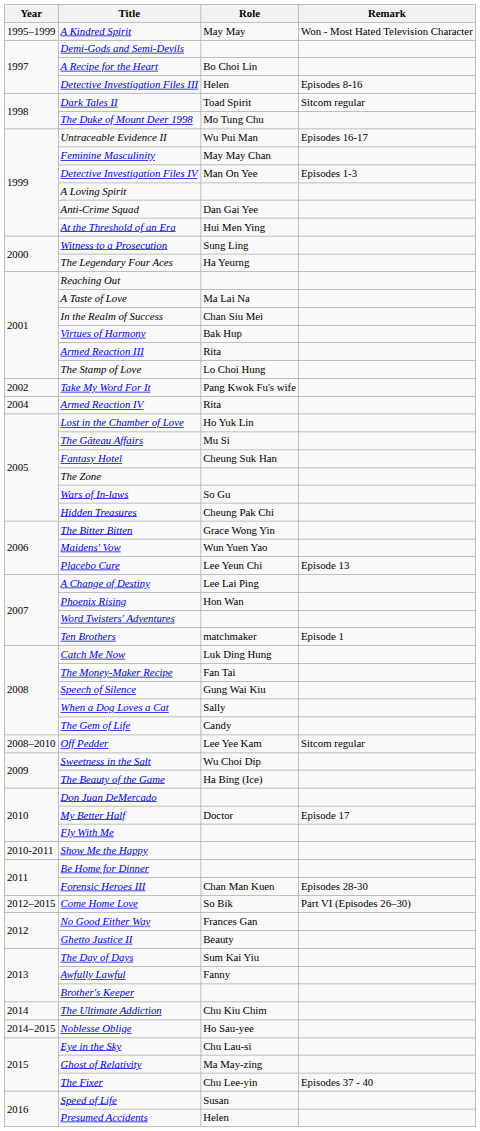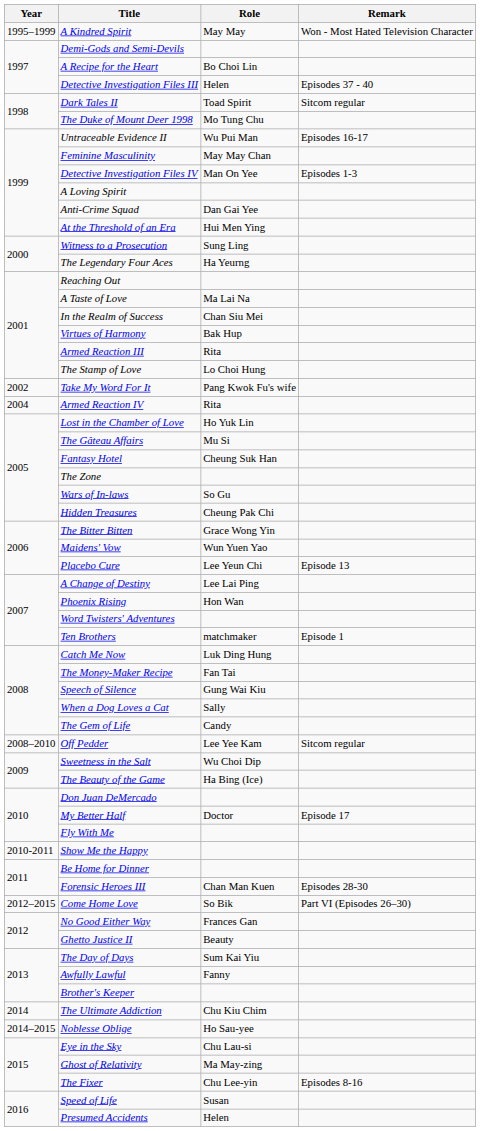(332, 85) Episodes 8-16 -> (337, 85) Episodes 37 - 40
(337, 1082) Episodes 37 - 40 -> (332, 1082) Episodes 8-16
